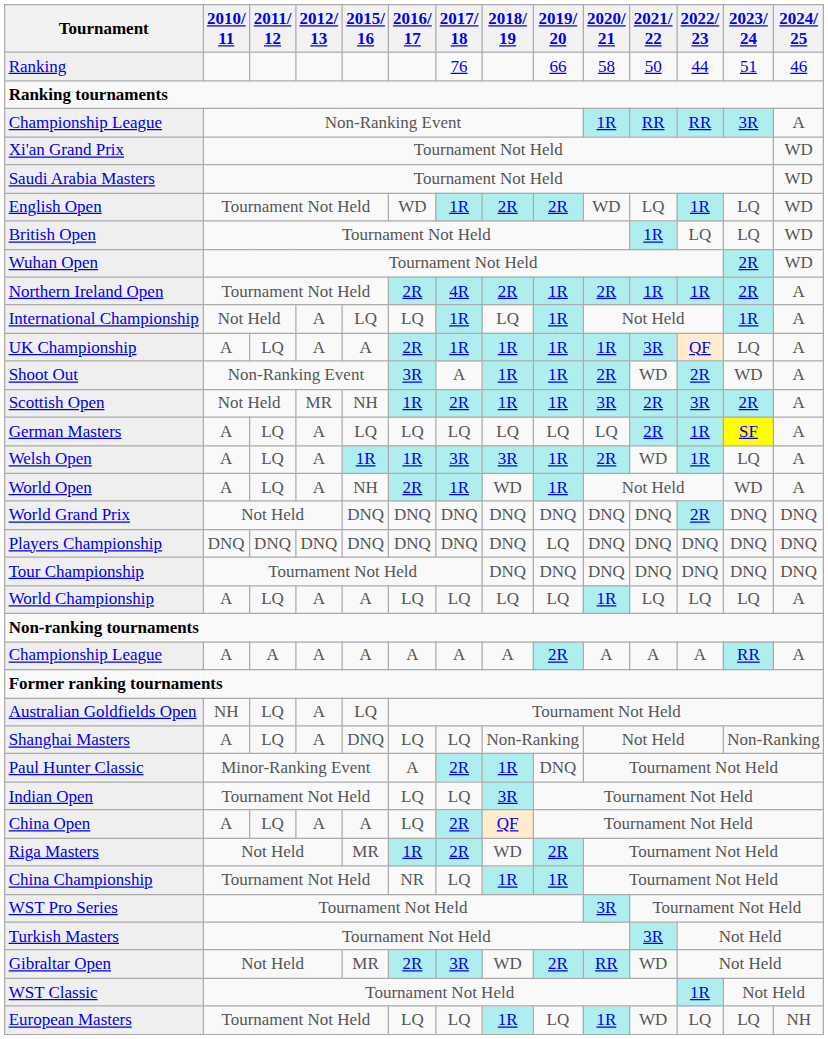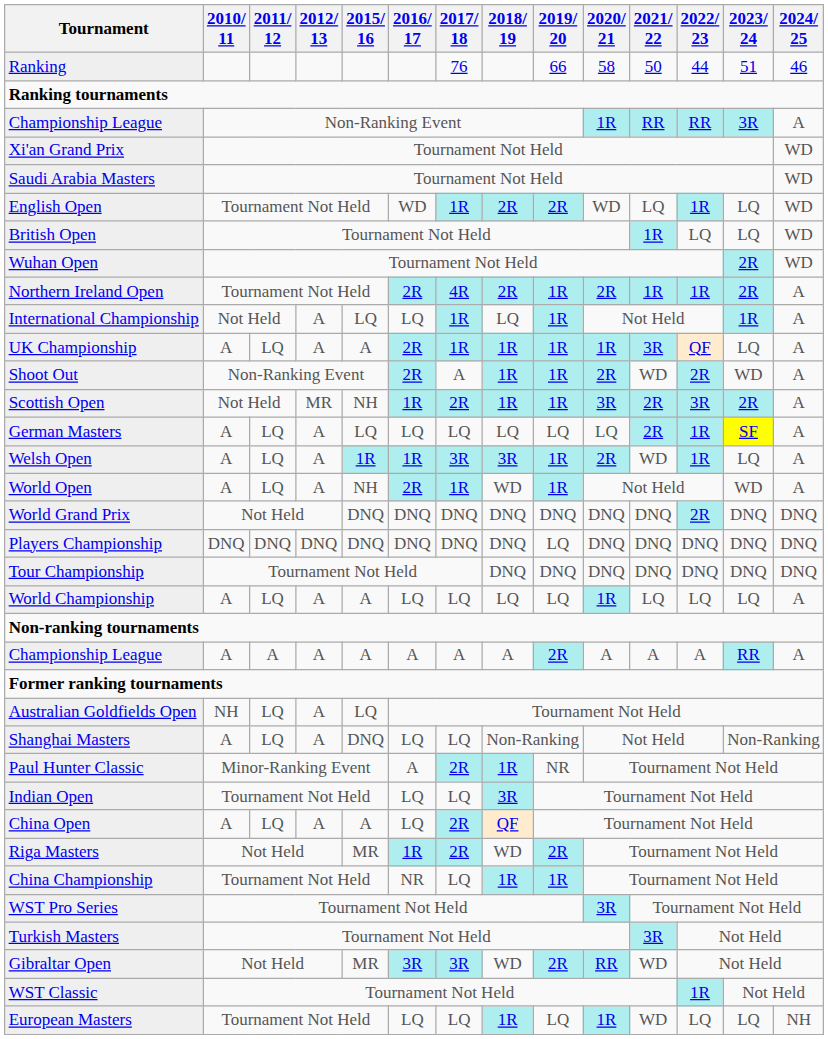(412, 374) 3R -> (412, 374) 2R
(558, 767) DNQ -> (558, 767) NR
(412, 963) 2R -> (412, 963) 3R
